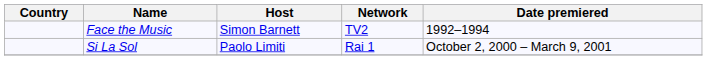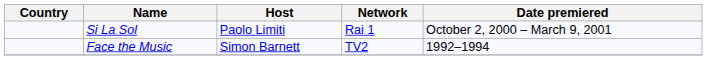rows swapped: (112, 46) <-> (129, 29)
